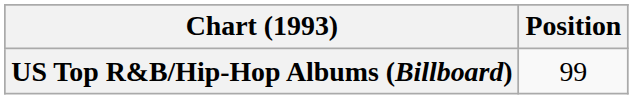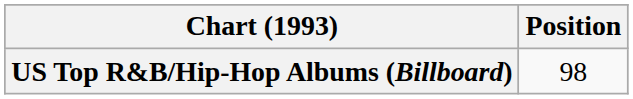(573, 70) 99 -> (573, 70) 98
